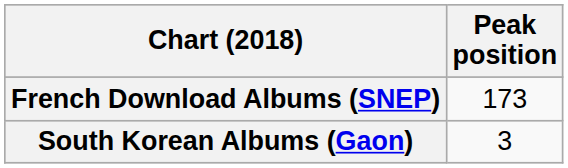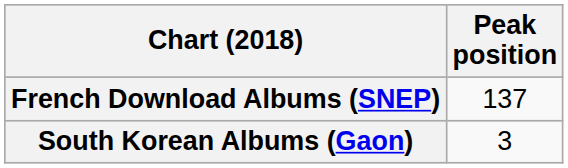(505, 98) 173 -> (505, 98) 137
